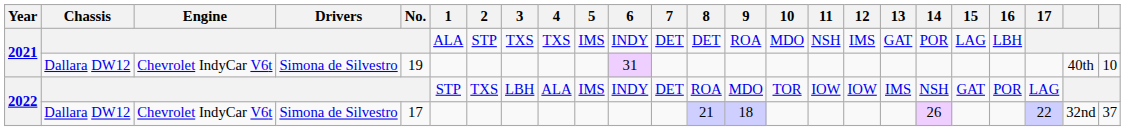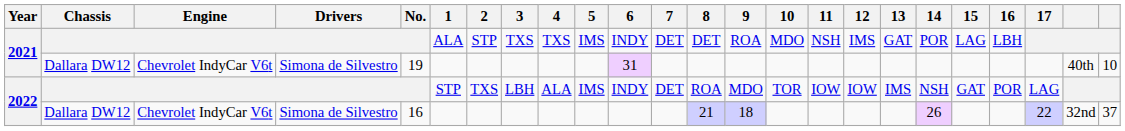(415, 113) 17 -> (415, 113) 16
